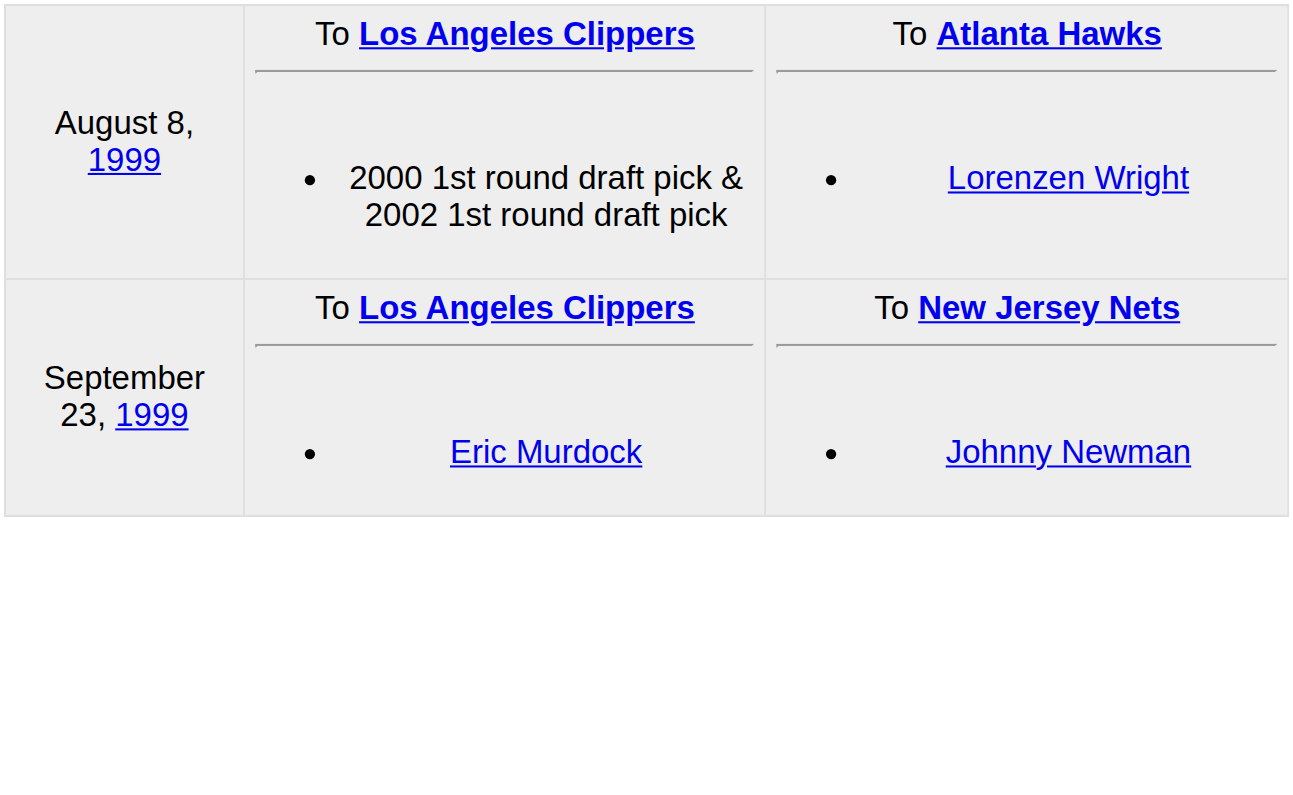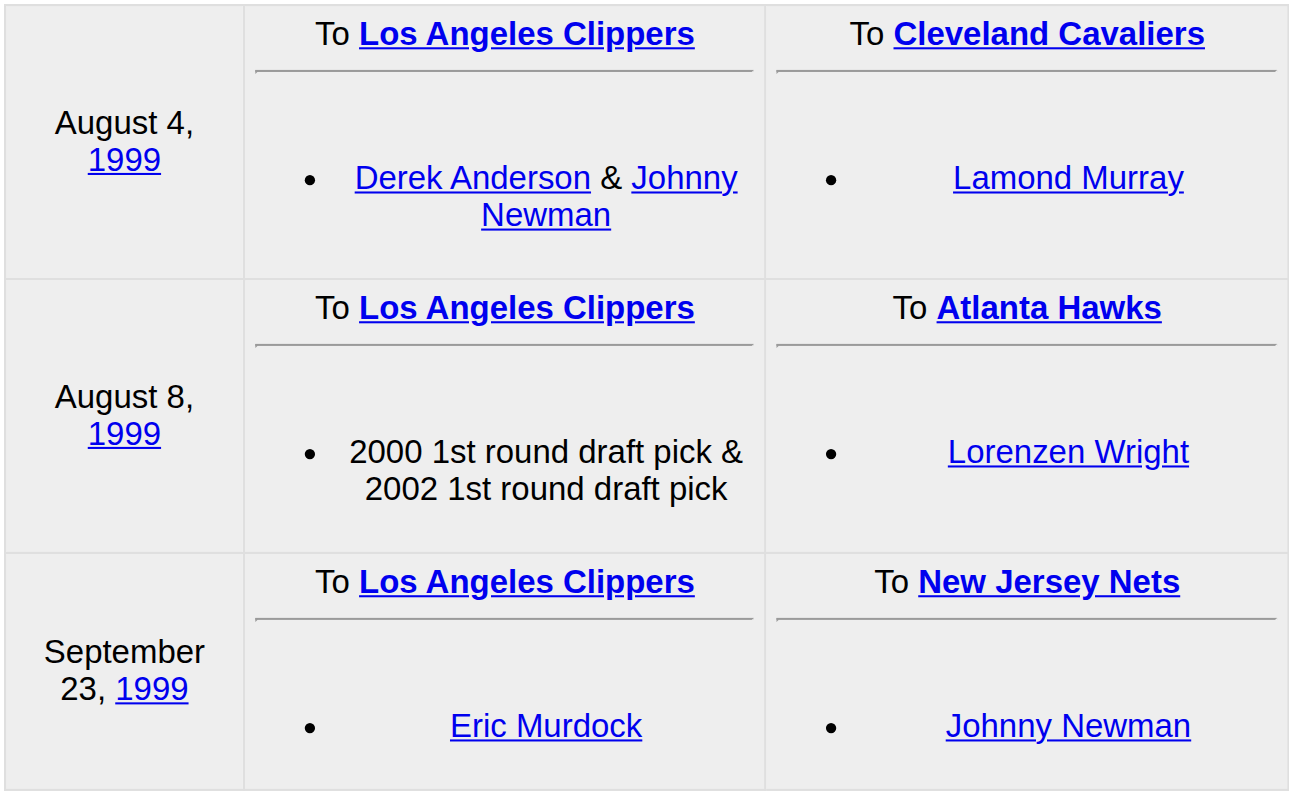+ row: (124, 141)
